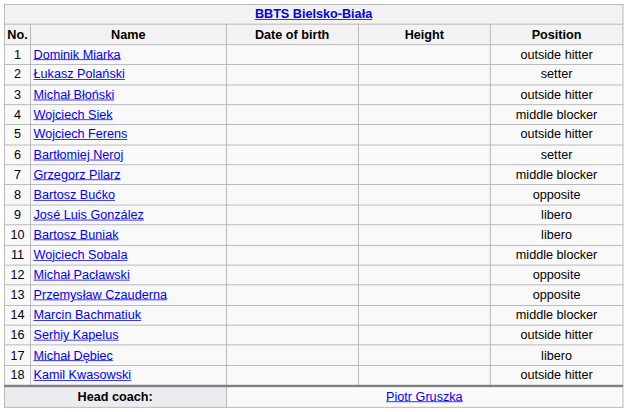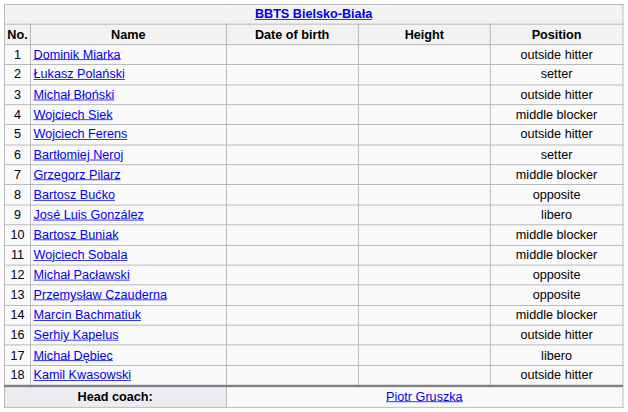(557, 235) libero -> (557, 235) middle blocker
